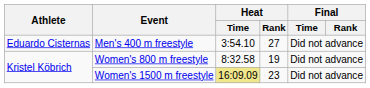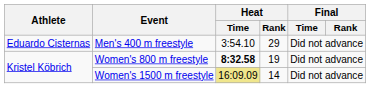(274, 44) 27 -> (274, 44) 29
(238, 60) normal -> (238, 60) bold
(274, 76) 23 -> (274, 76) 14
